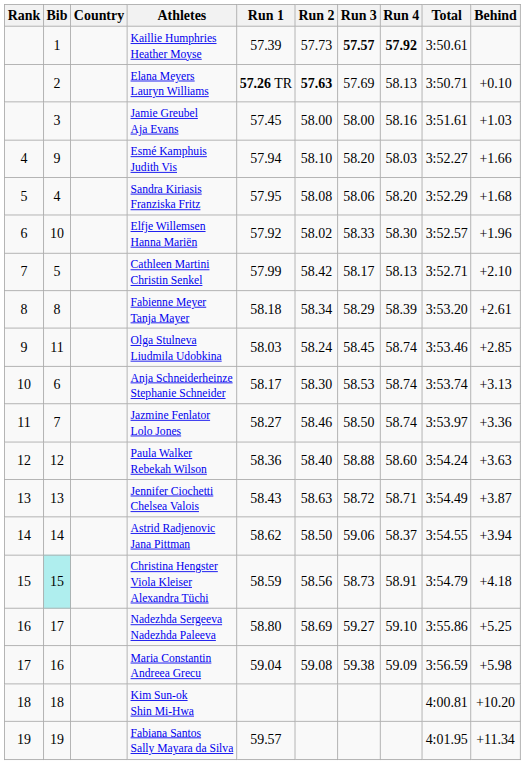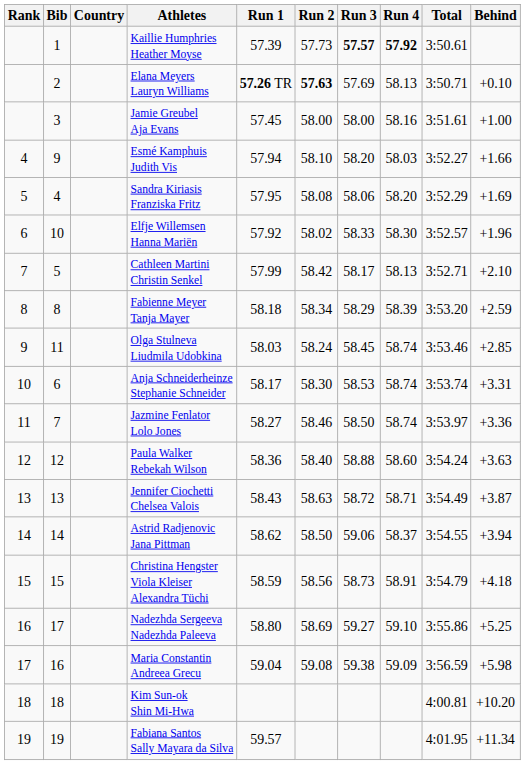(495, 120) +1.03 -> (495, 120) +1.00
(495, 196) +1.68 -> (495, 196) +1.69
(495, 309) +2.61 -> (495, 309) +2.59
(495, 385) +3.13 -> (495, 385) +3.31
(57, 581) paleturquoise background -> (57, 581) no background
